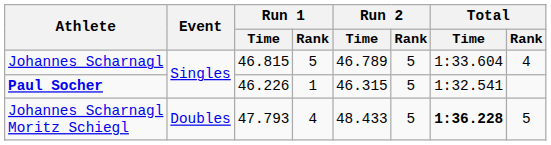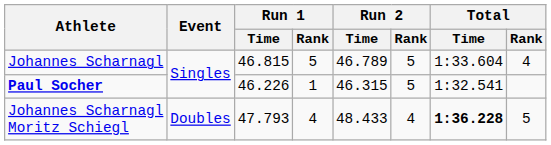(411, 119) 5 -> (411, 119) 4
